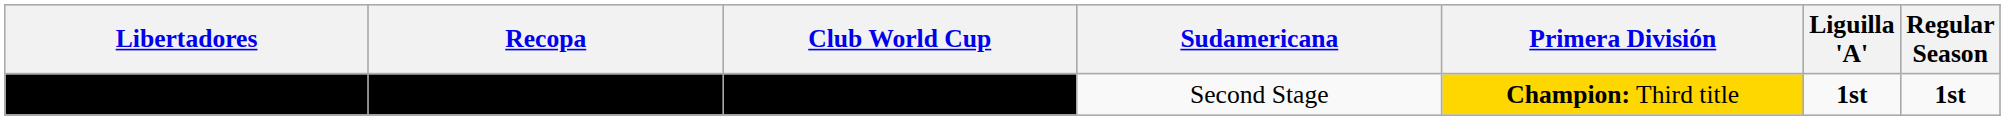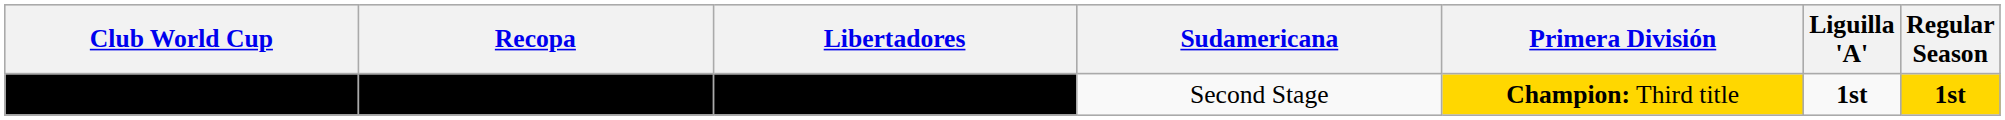columns swapped: (900, 39) <-> (187, 39)
(1950, 94) no background -> (1950, 94) gold background
